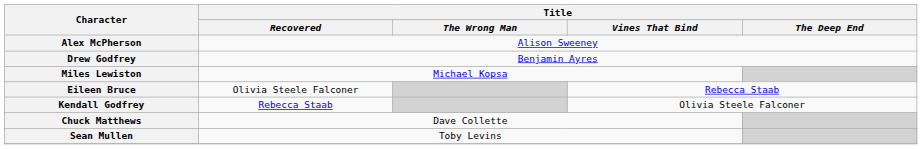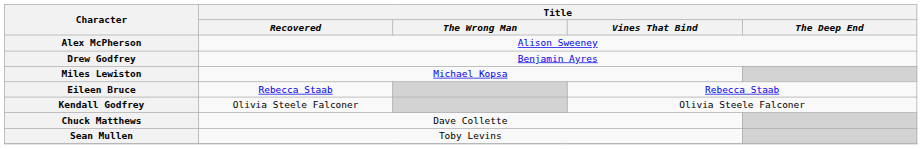(296, 89) Olivia Steele Falconer -> (296, 89) Rebecca Staab
(296, 105) Rebecca Staab -> (296, 105) Olivia Steele Falconer
